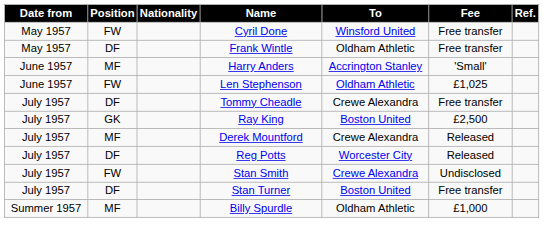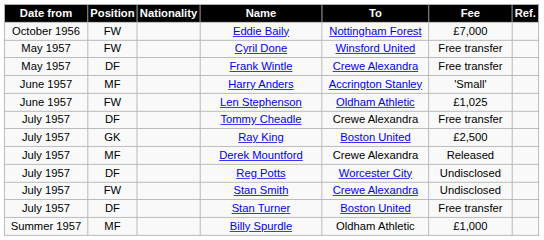+ row: (261, 31)
(375, 49) Oldham Athletic -> (375, 67) Crewe Alexandra
(470, 156) Released -> (470, 173) Undisclosed
